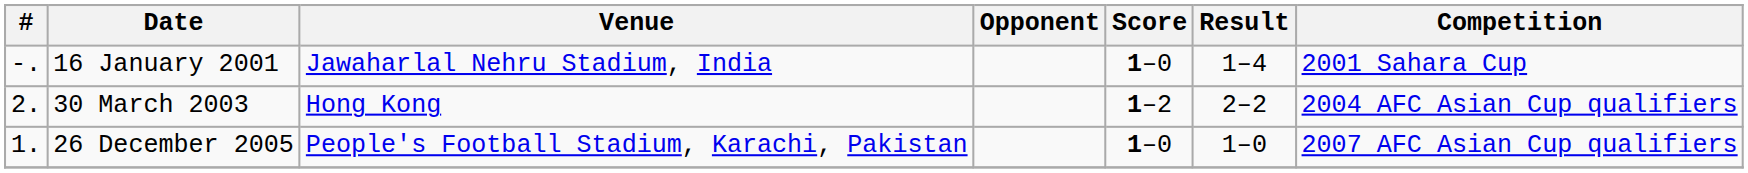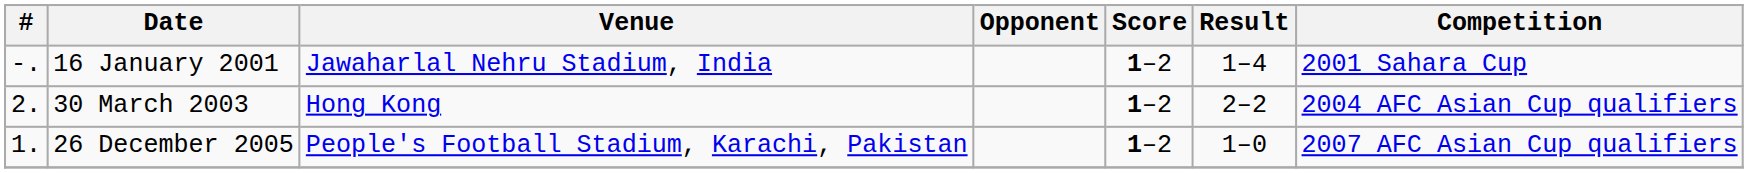(1150, 66) 1–0 -> (1150, 66) 1–2
(1150, 147) 1–0 -> (1150, 147) 1–2
